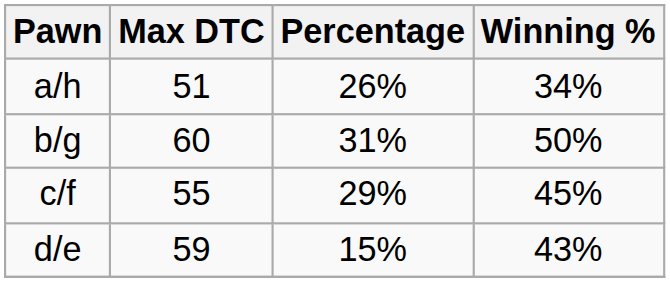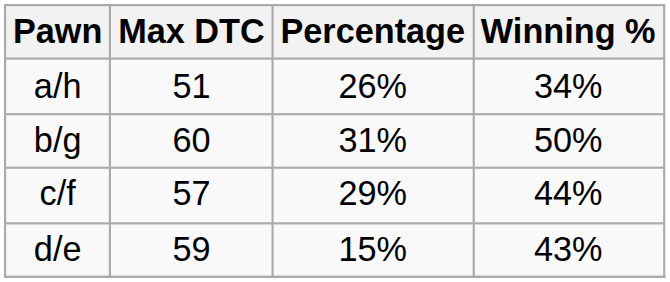(191, 194) 55 -> (191, 194) 57
(568, 194) 45% -> (568, 194) 44%
